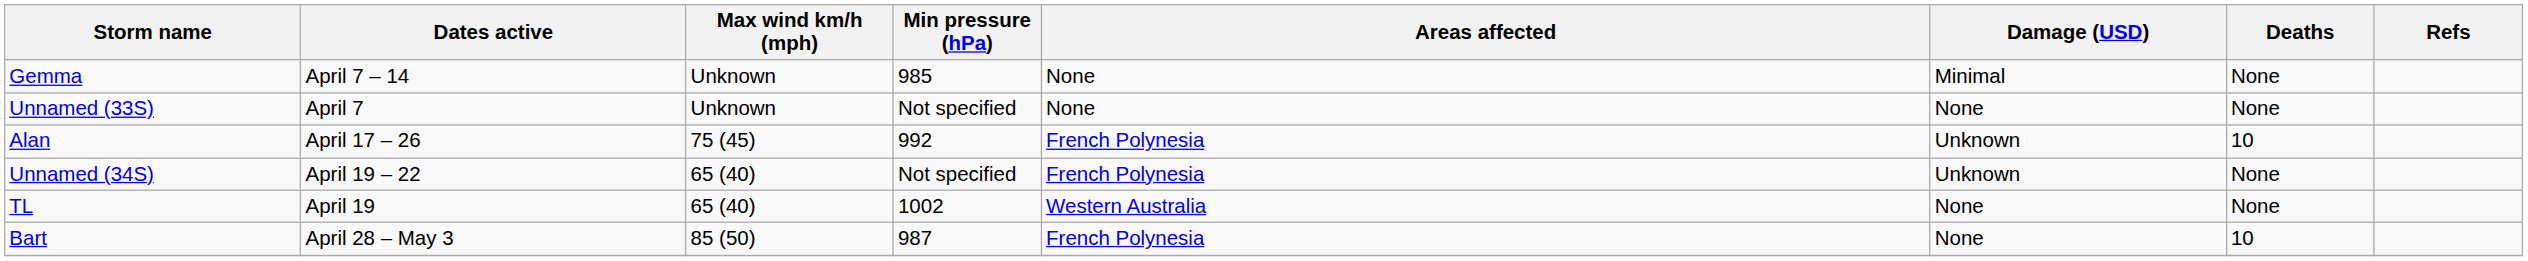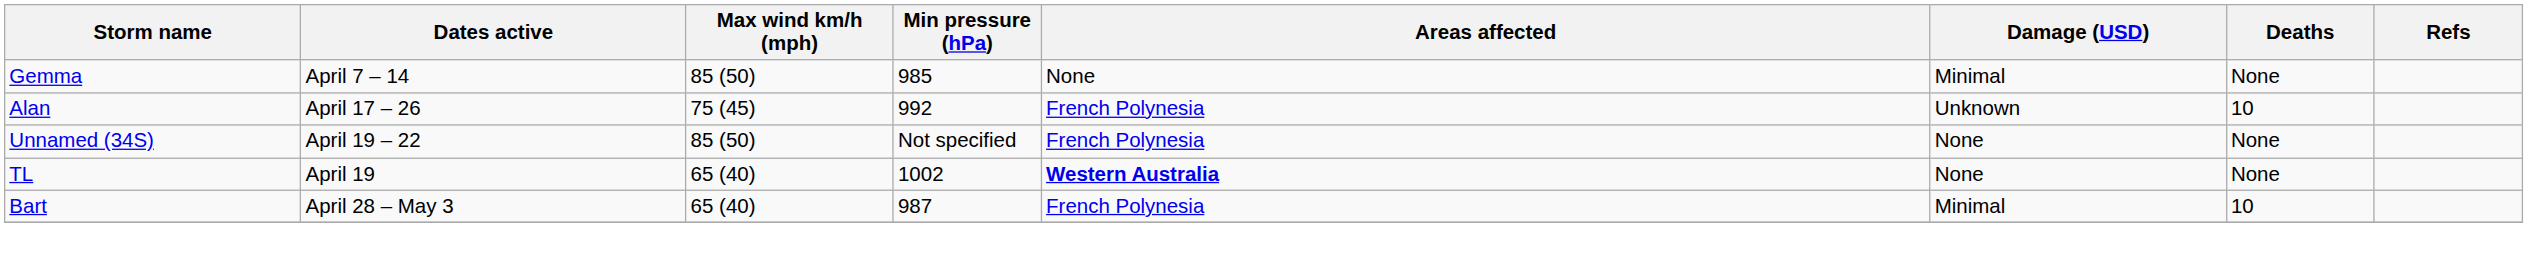(733, 76) Unknown -> (723, 76) 85 (50)
- row: (82, 108)
(723, 173) 65 (40) -> (723, 141) 85 (50)
(1977, 173) Unknown -> (1959, 141) None
(1126, 206) normal -> (1133, 173) bold
(723, 238) 85 (50) -> (723, 206) 65 (40)
(1959, 238) None -> (1970, 206) Minimal
